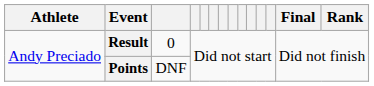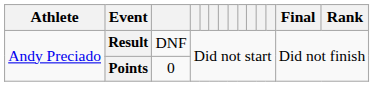(171, 43) 0 -> (171, 43) DNF
(171, 69) DNF -> (171, 69) 0
